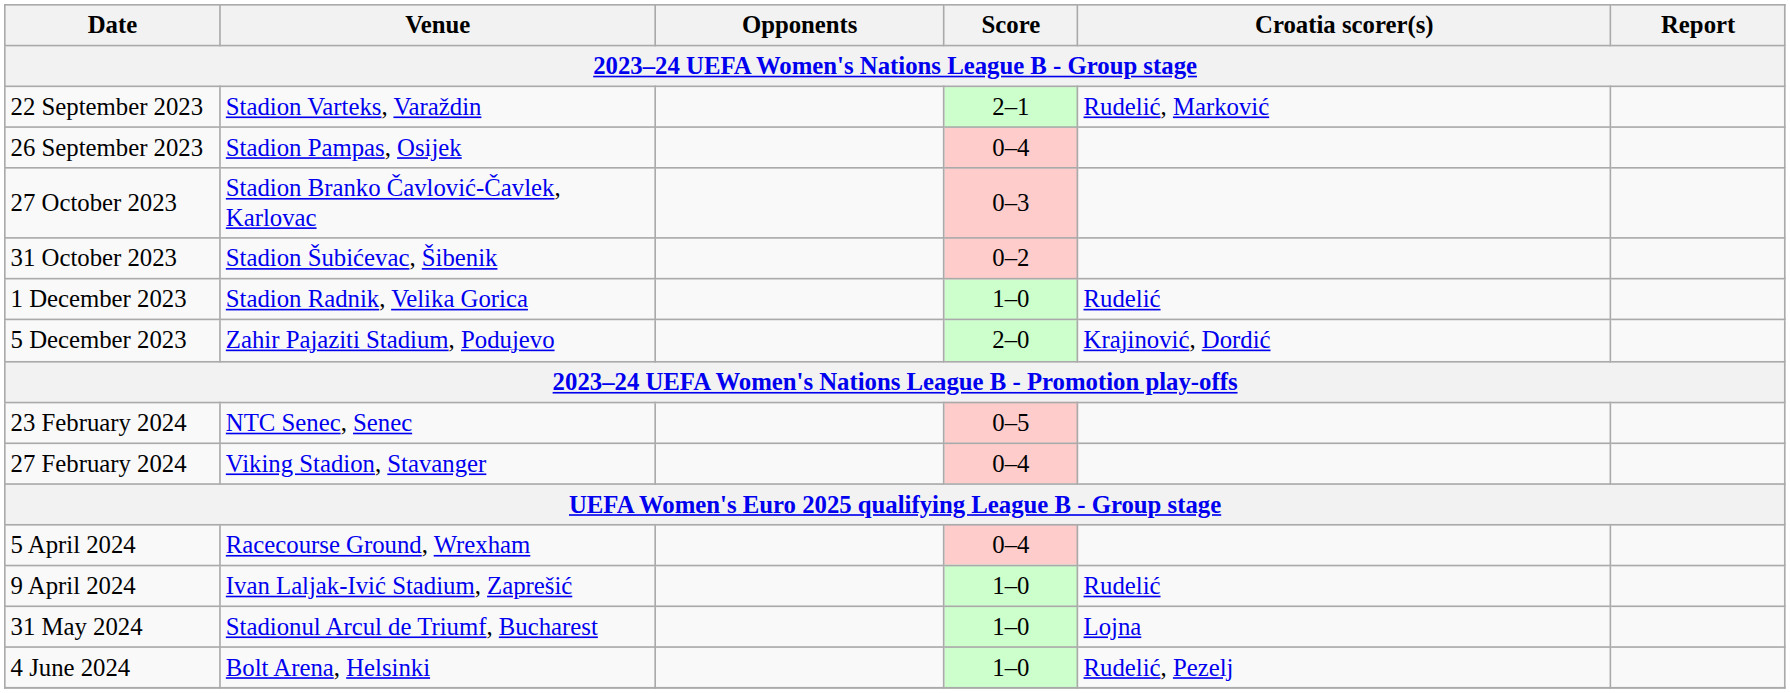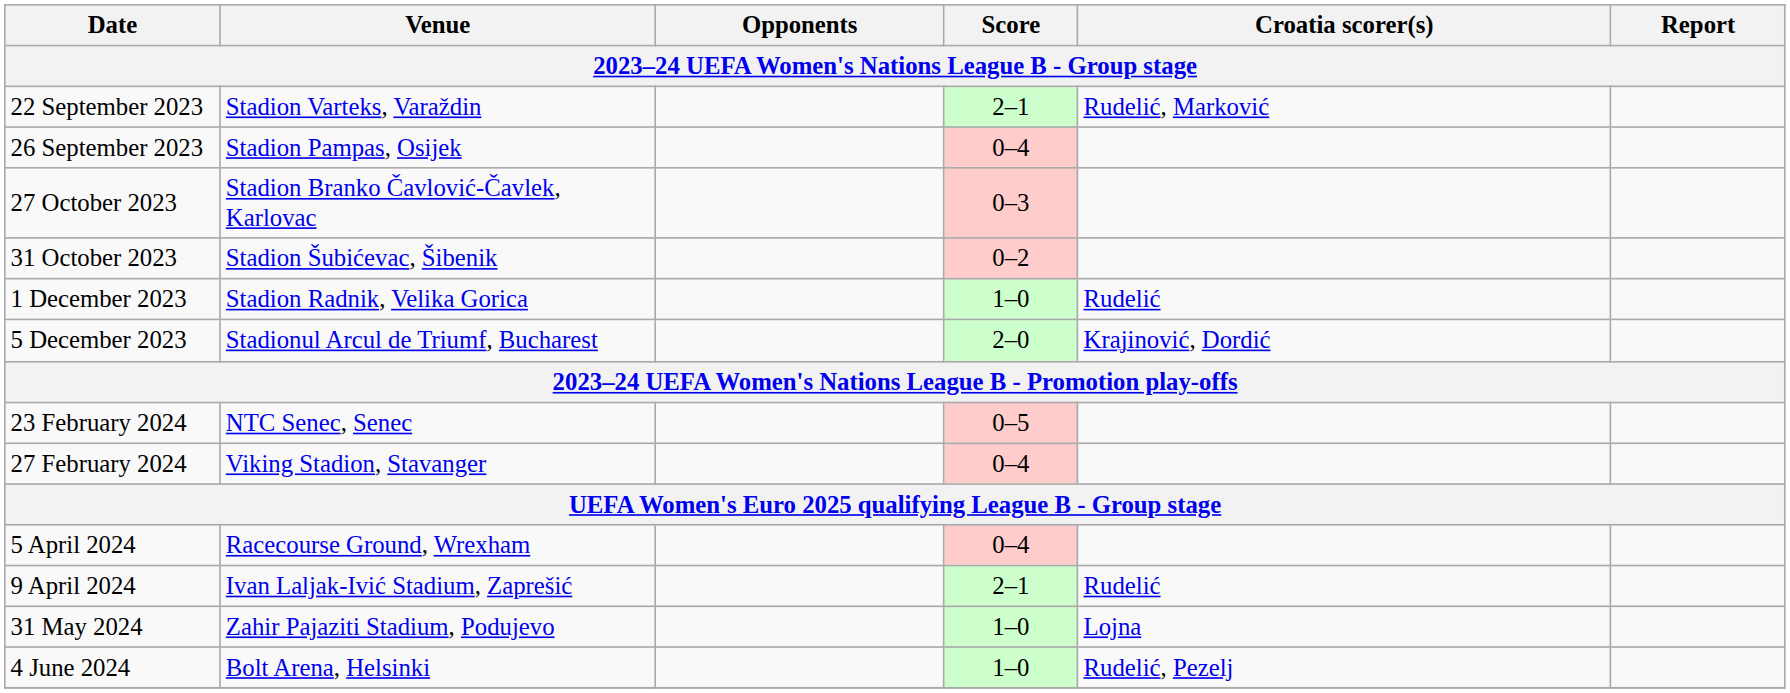(390, 340) Zahir Pajaziti Stadium, Podujevo -> (412, 340) Stadionul Arcul de Triumf, Bucharest
(1011, 585) 1–0 -> (1011, 585) 2–1
(412, 626) Stadionul Arcul de Triumf, Bucharest -> (390, 626) Zahir Pajaziti Stadium, Podujevo
